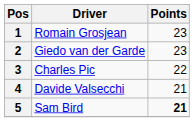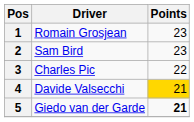(90, 51) Giedo van der Garde -> (59, 51) Sam Bird
(180, 89) no background -> (180, 89) gold background
(59, 108) Sam Bird -> (90, 108) Giedo van der Garde
